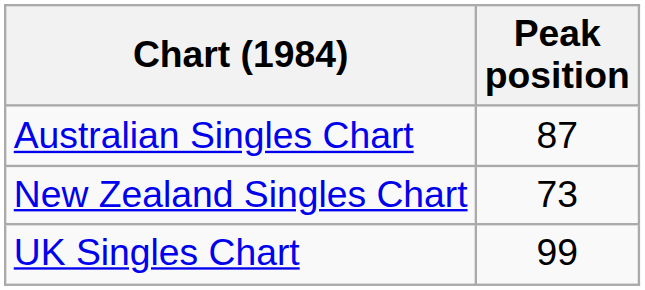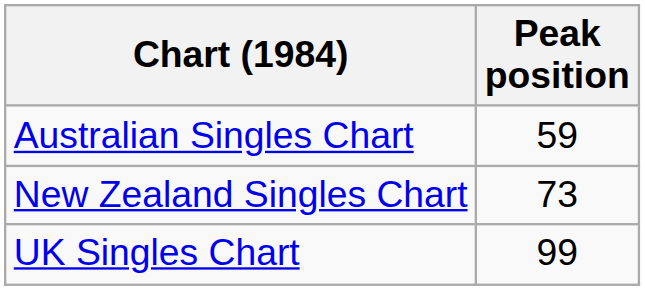(557, 135) 87 -> (557, 135) 59
